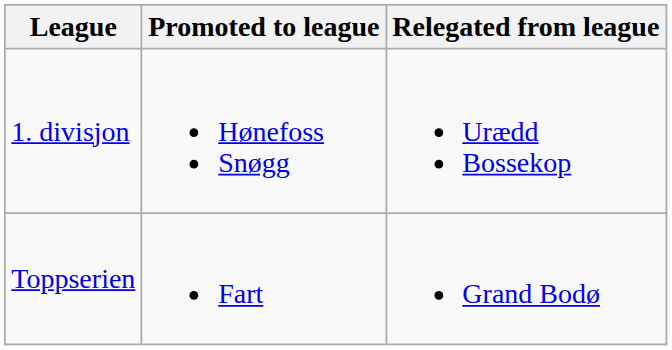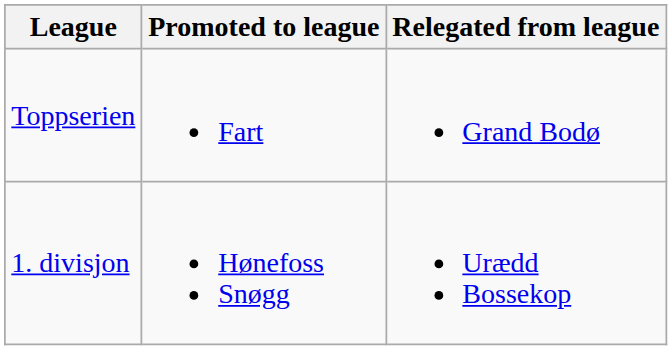rows swapped: (73, 278) <-> (70, 130)
